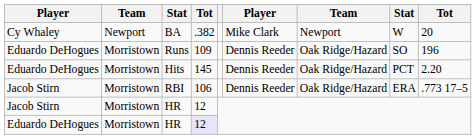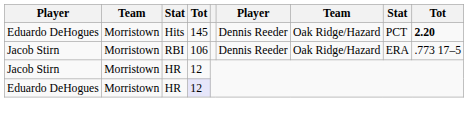- row: (33, 32)
- row: (53, 50)
(431, 69) normal -> (425, 32) bold
